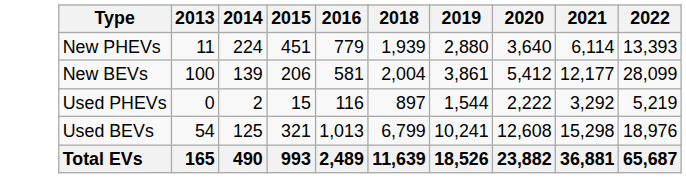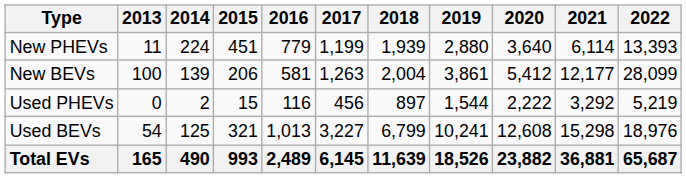+ column: (342, 19)
